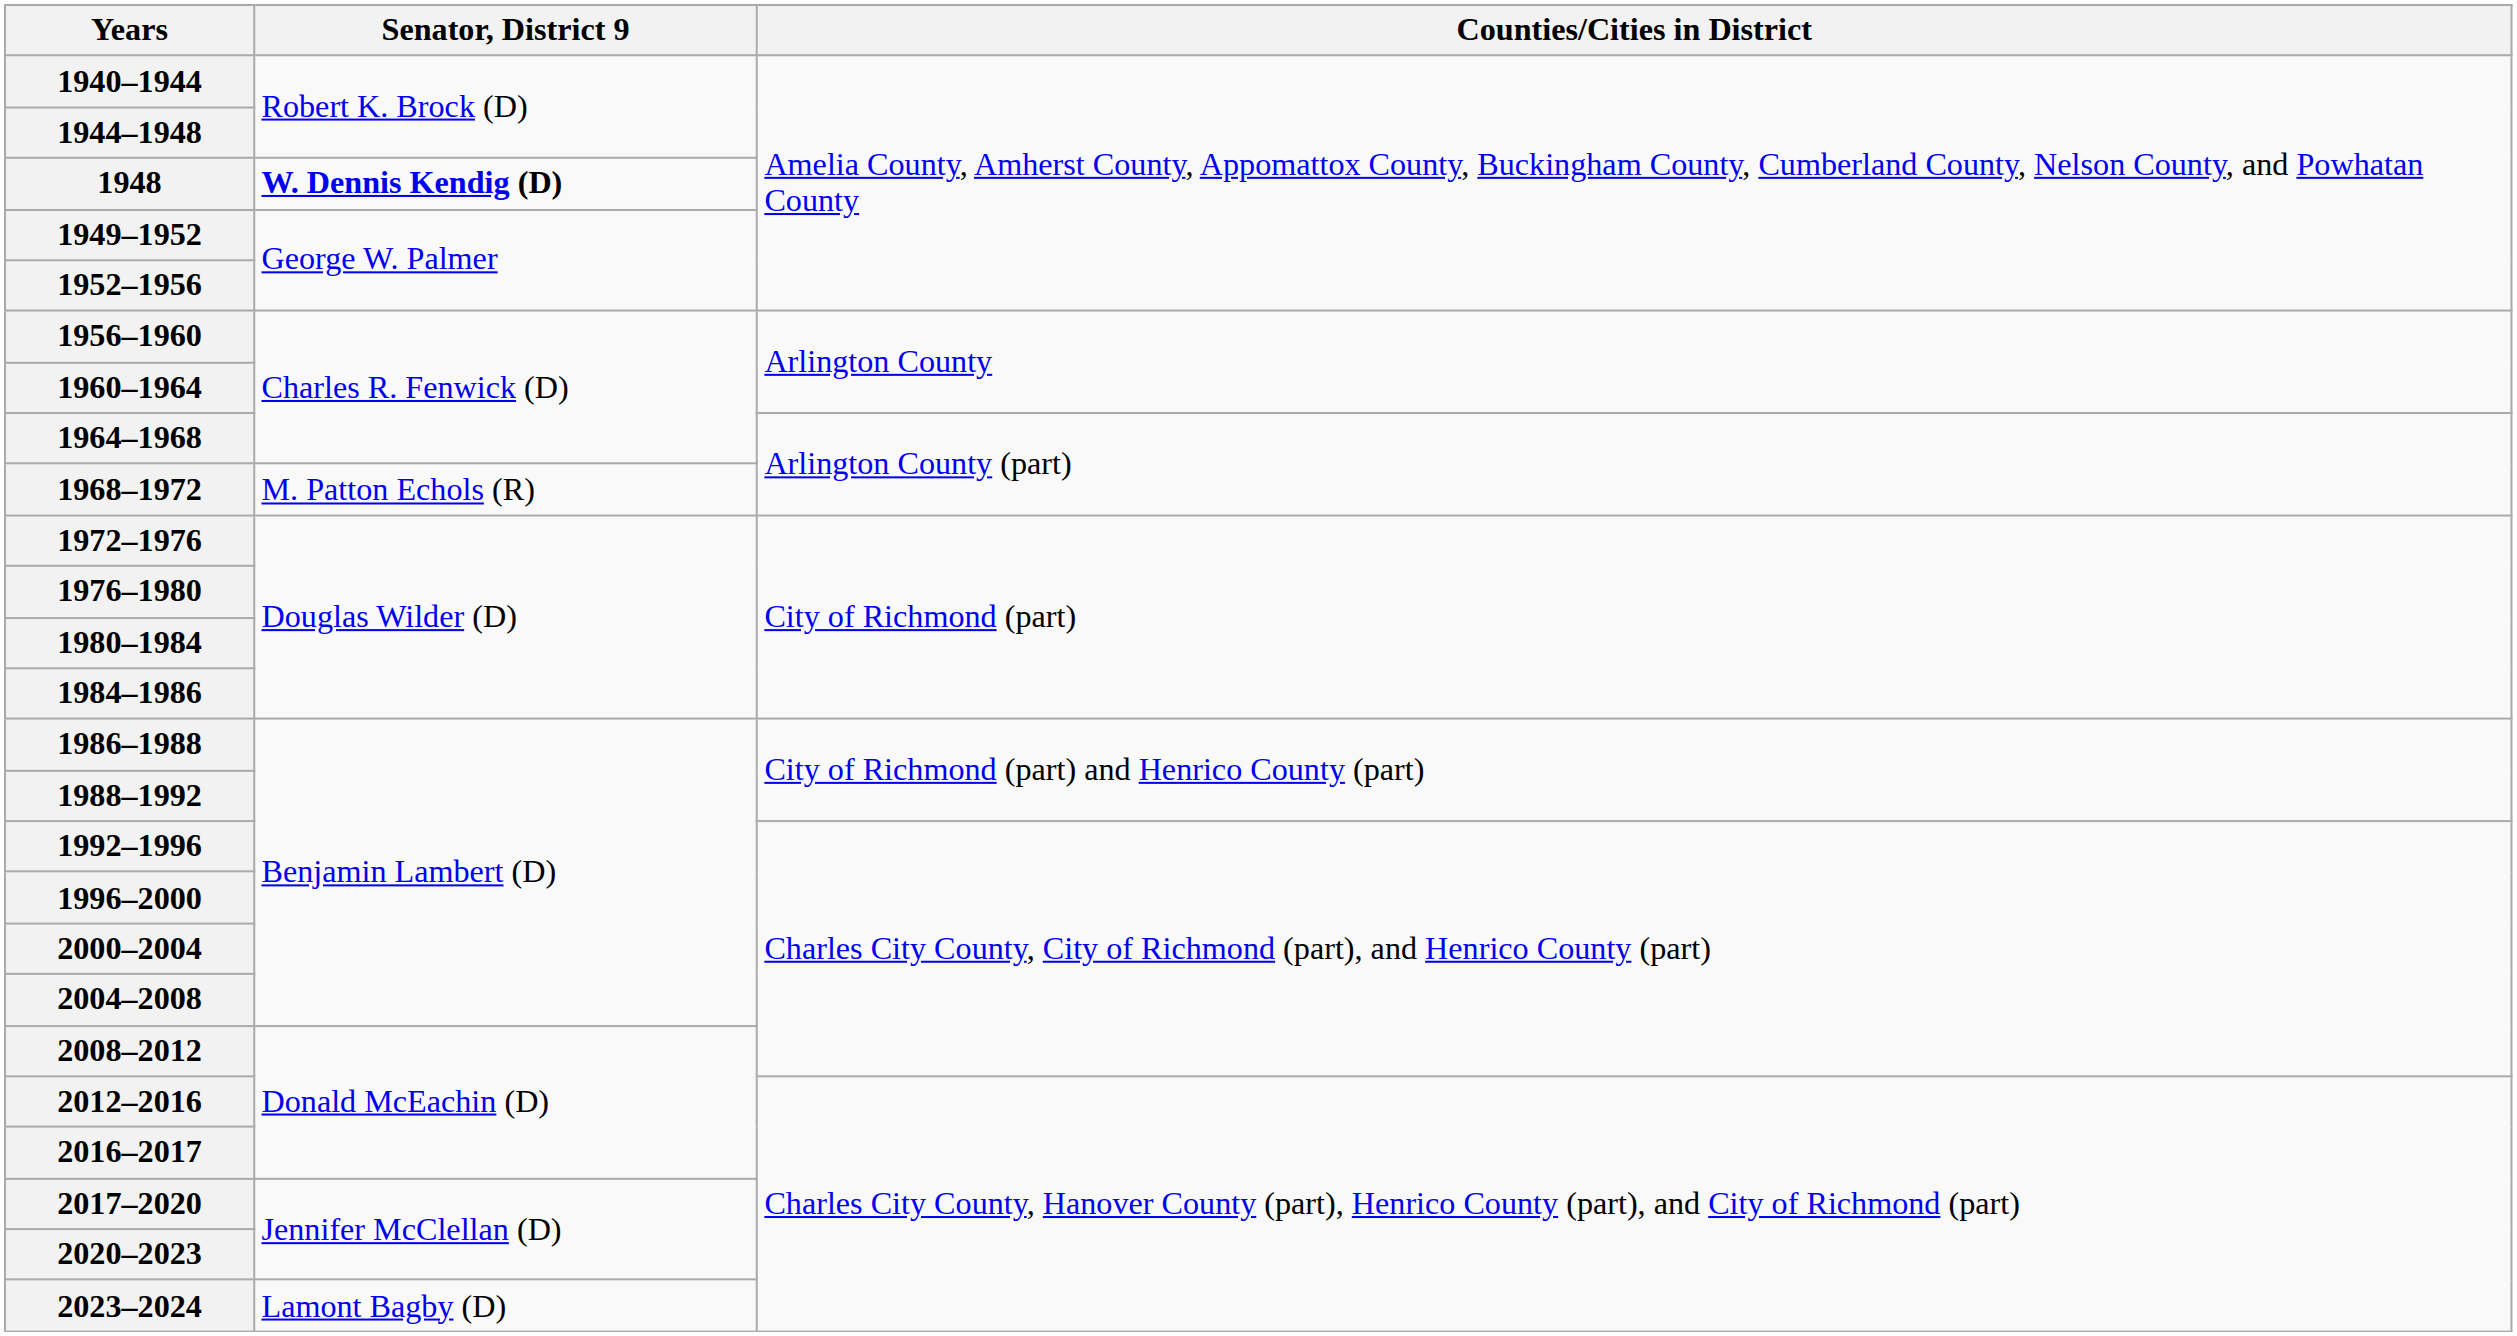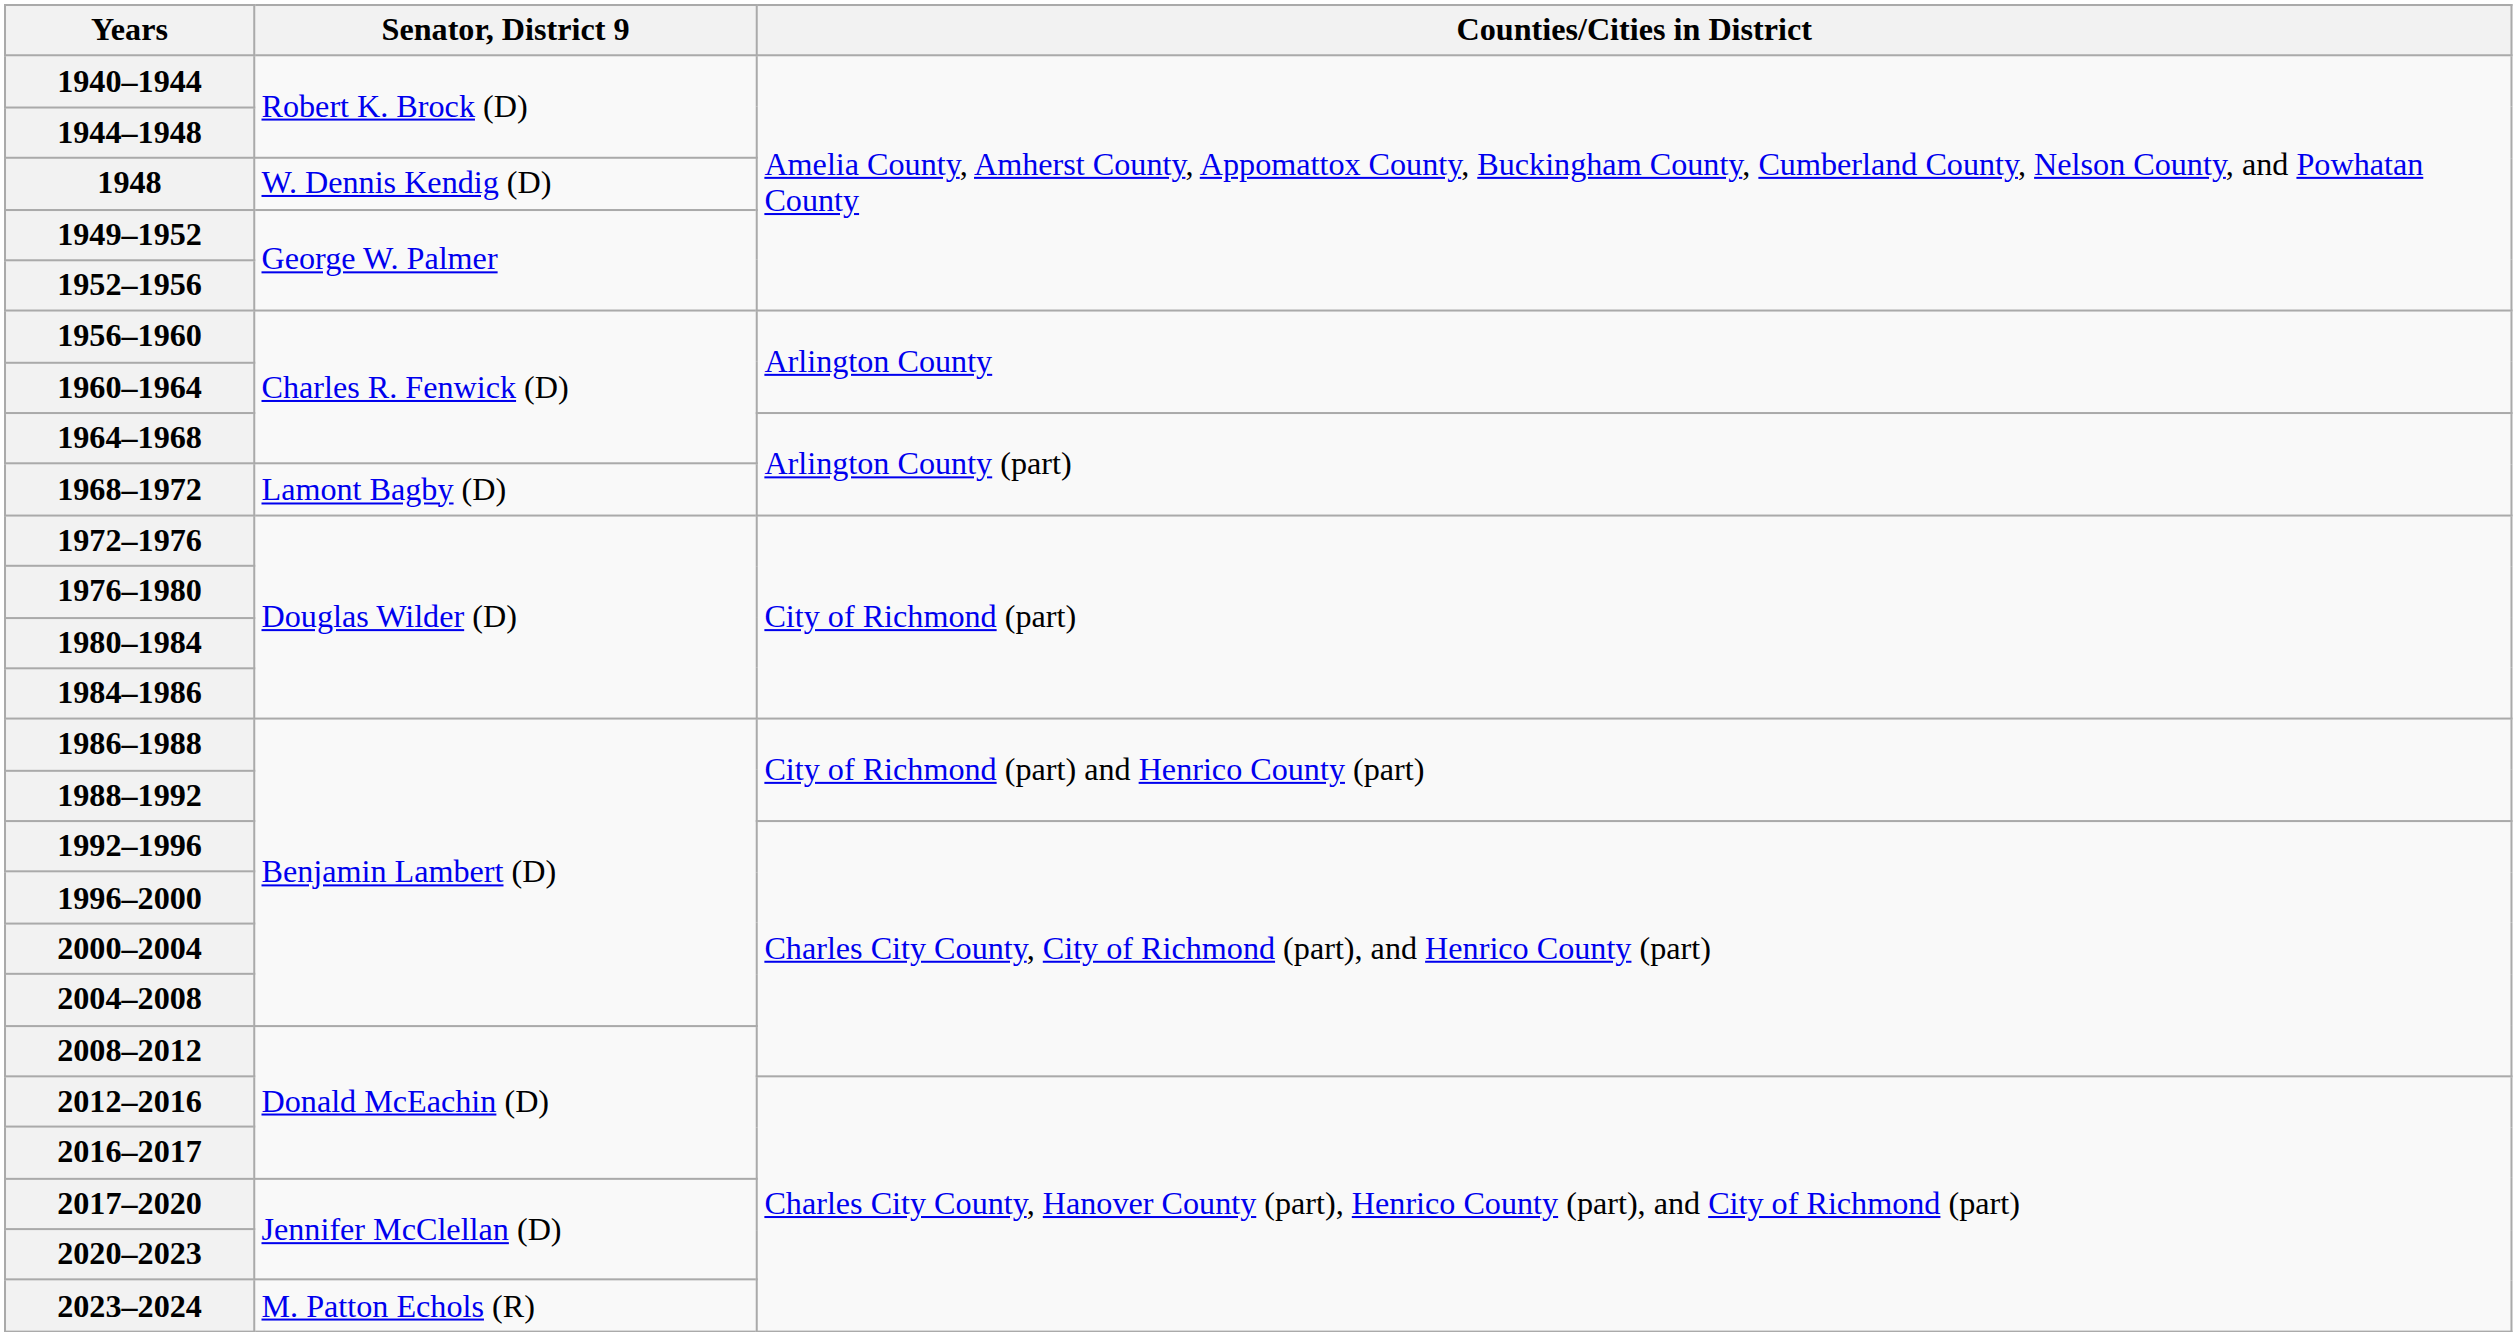(412, 183) bold -> (407, 183) normal
(398, 489) M. Patton Echols (R) -> (384, 489) Lamont Bagby (D)
(384, 1305) Lamont Bagby (D) -> (398, 1305) M. Patton Echols (R)
